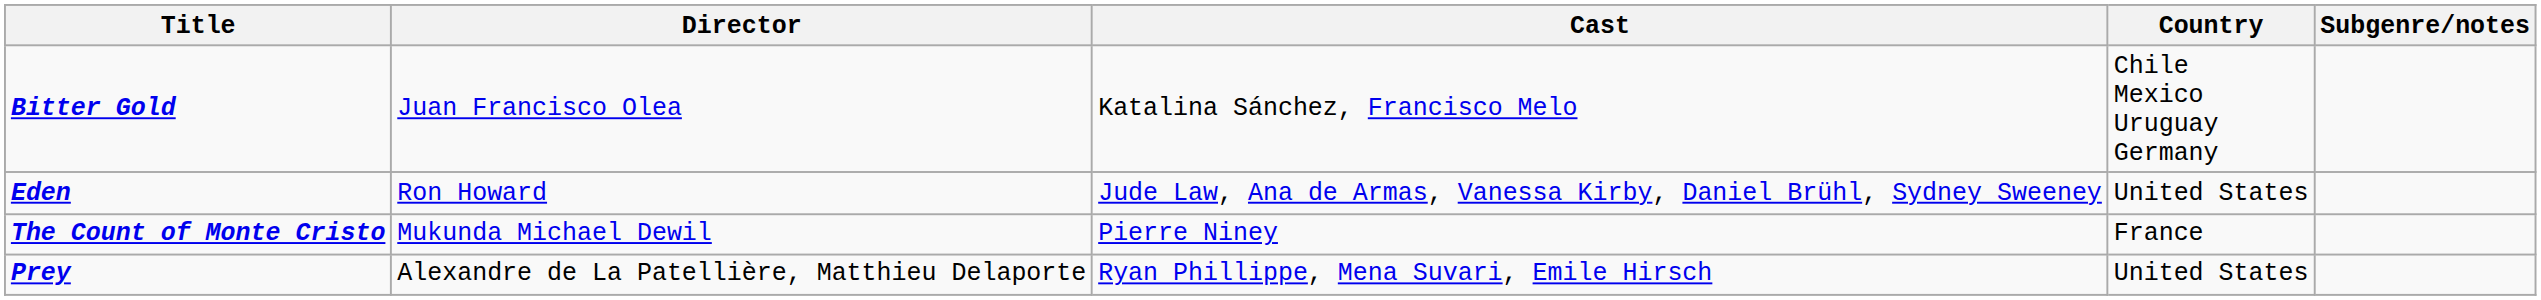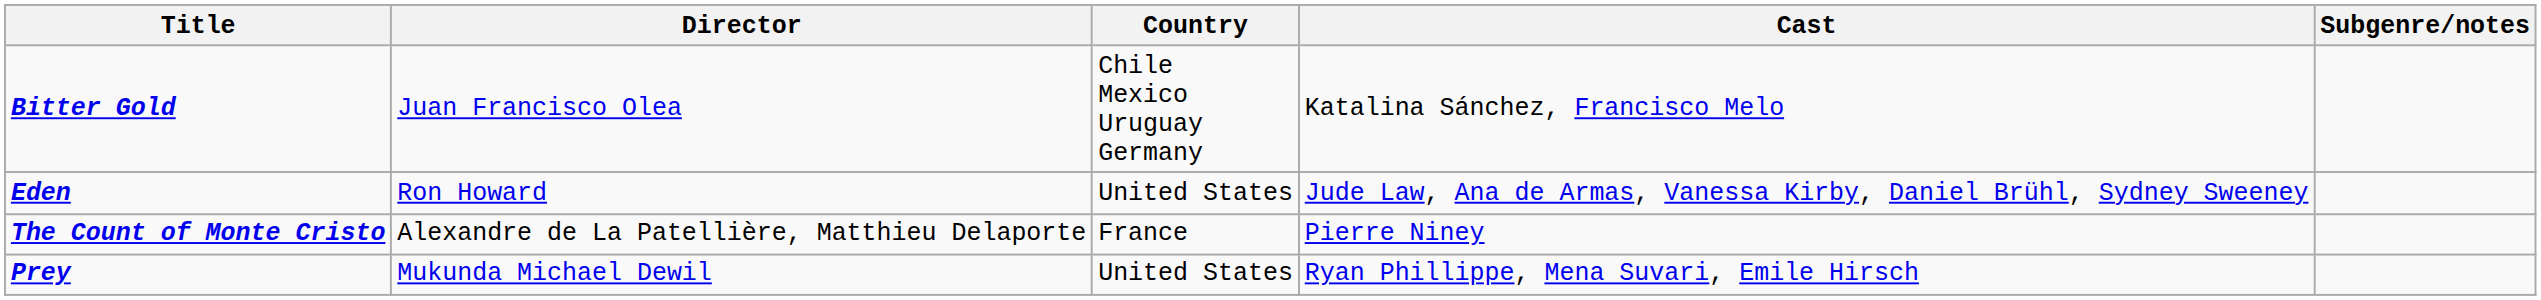columns swapped: (1600, 25) <-> (2211, 25)
(555, 234) Mukunda Michael Dewil -> (742, 234) Alexandre de La Patellière, Matthieu Delaporte
(742, 274) Alexandre de La Patellière, Matthieu Delaporte -> (555, 274) Mukunda Michael Dewil
